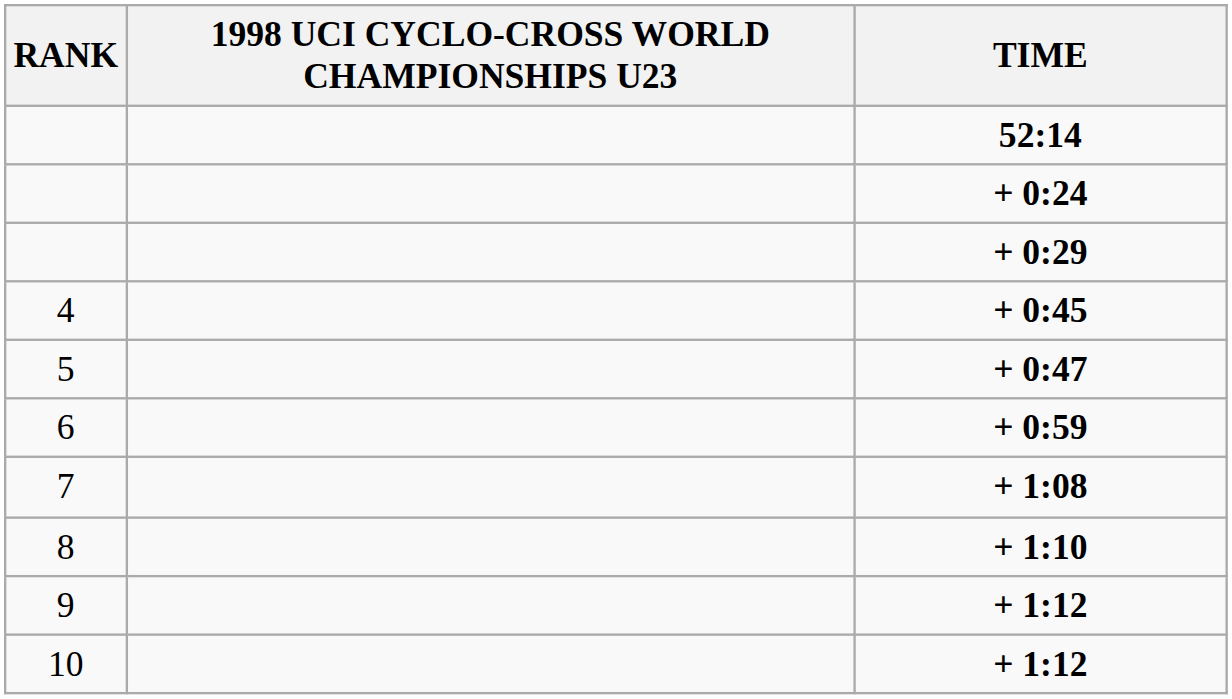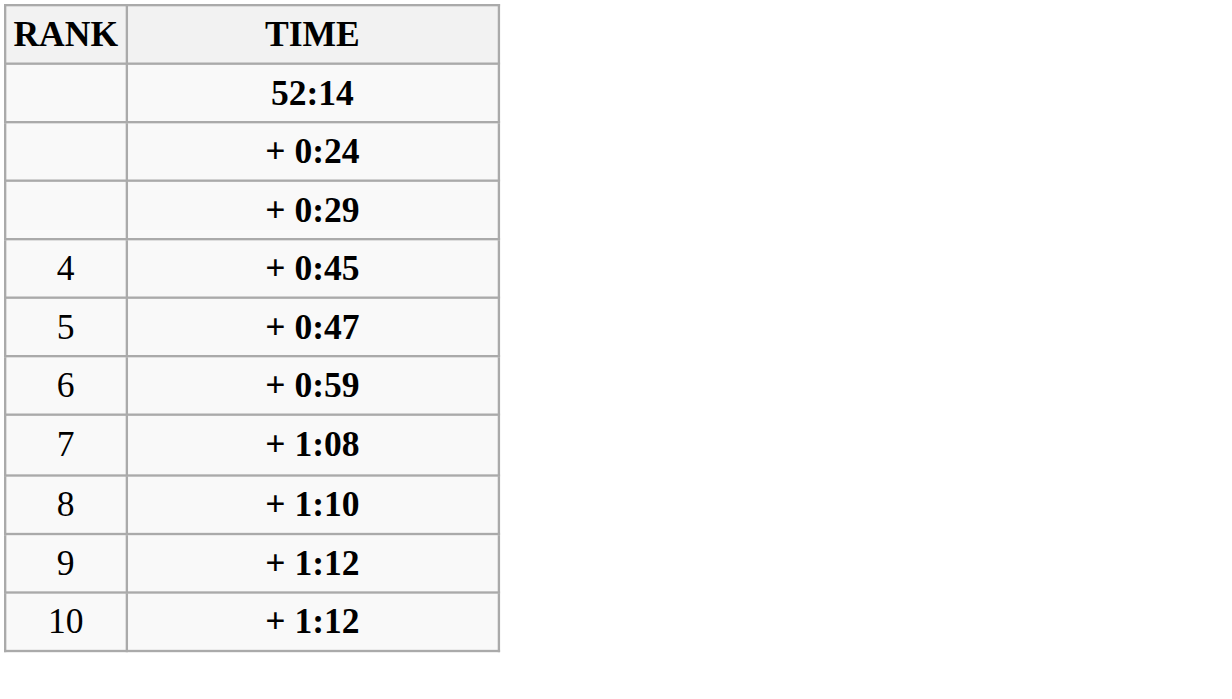- column: (490, 55)
